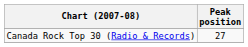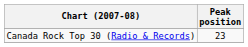(220, 36) 27 -> (220, 36) 23
